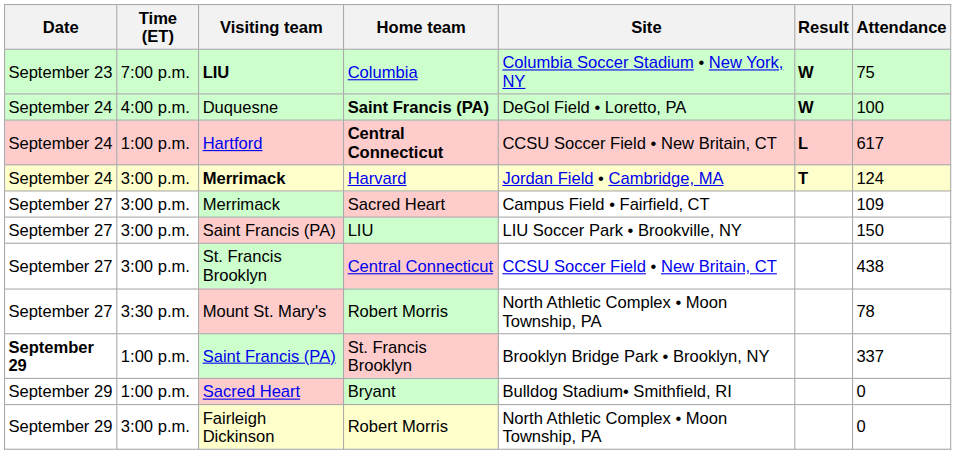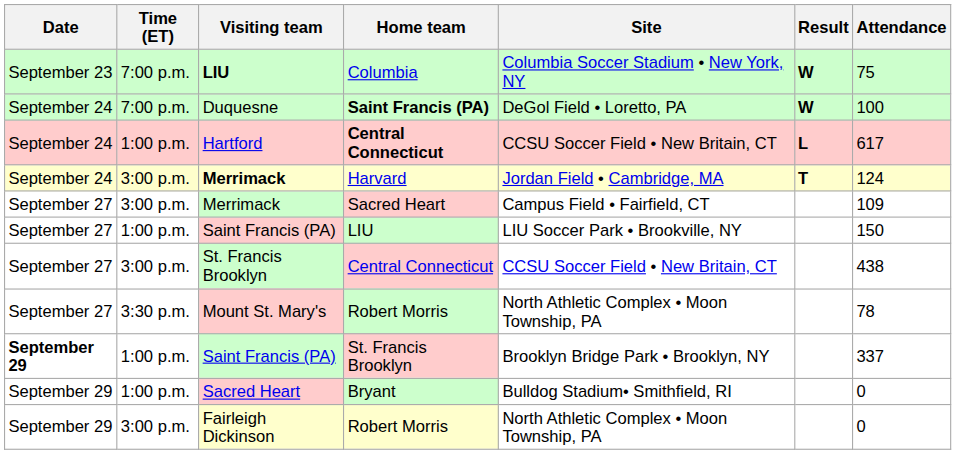(155, 107) 4:00 p.m. -> (155, 107) 7:00 p.m.
(155, 231) 3:00 p.m. -> (155, 231) 1:00 p.m.
